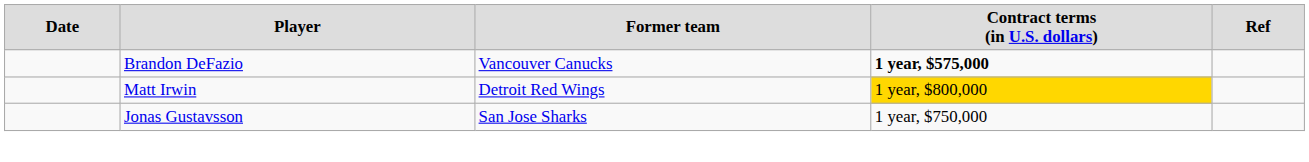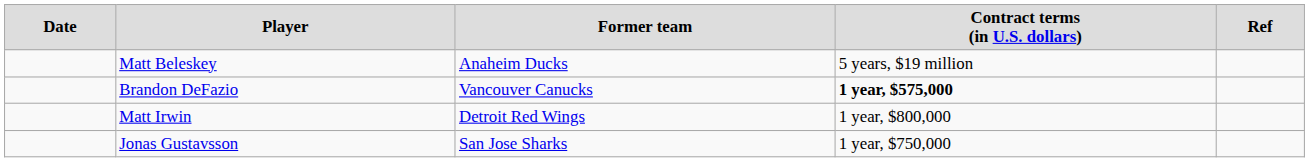+ row: (168, 63)
(931, 90) gold background -> (895, 116) no background
